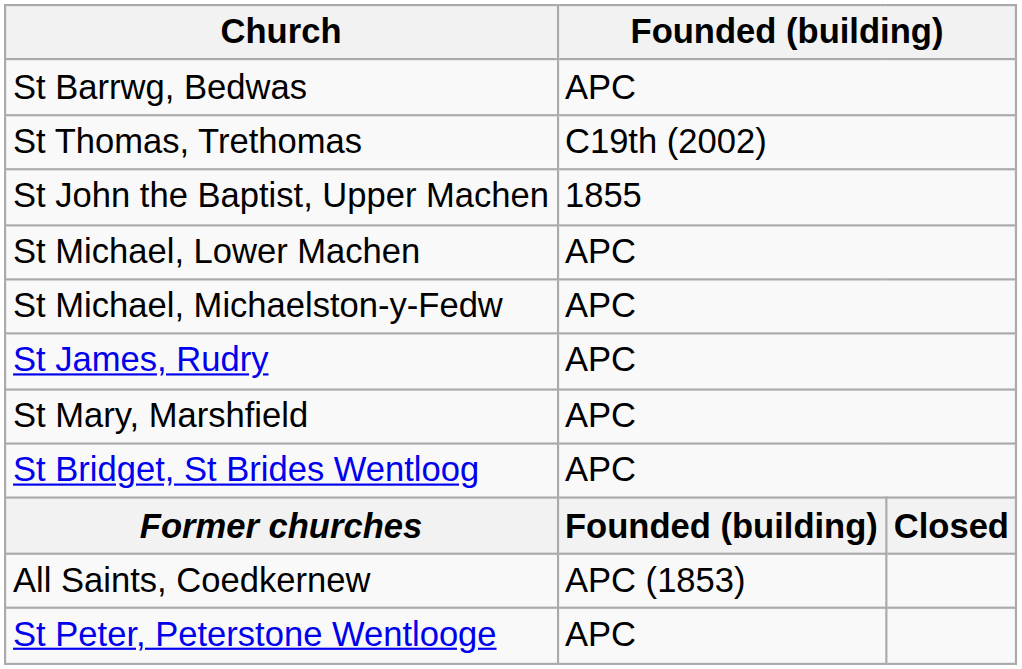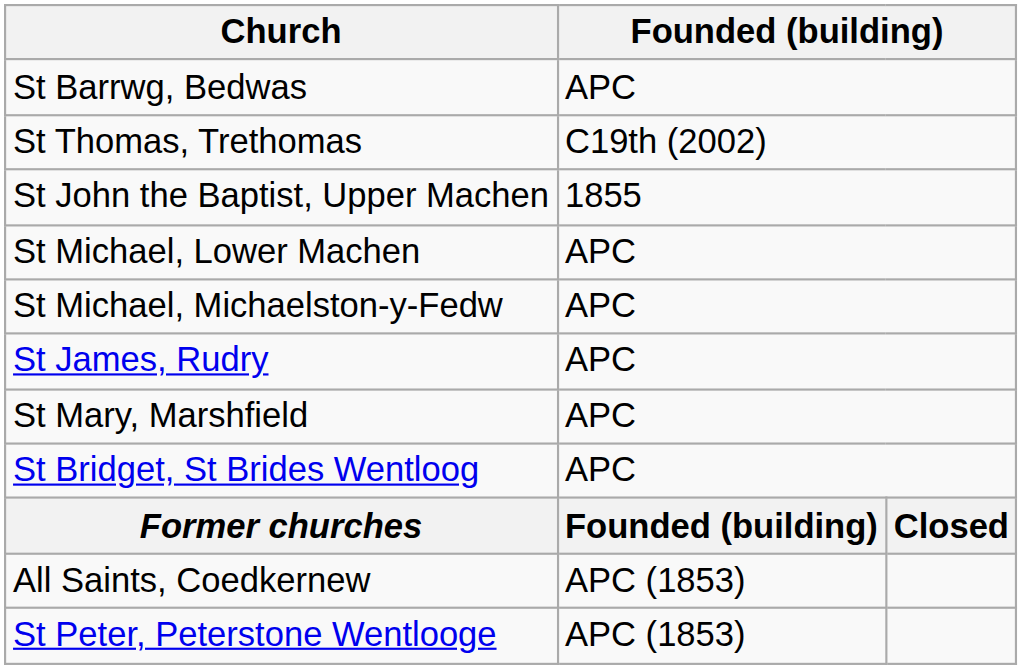(600, 634) APC -> (655, 634) APC (1853)
